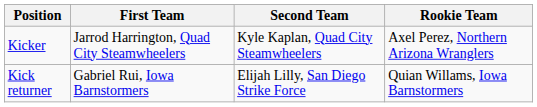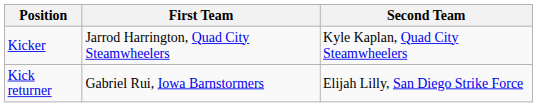- column: (459, 15)
